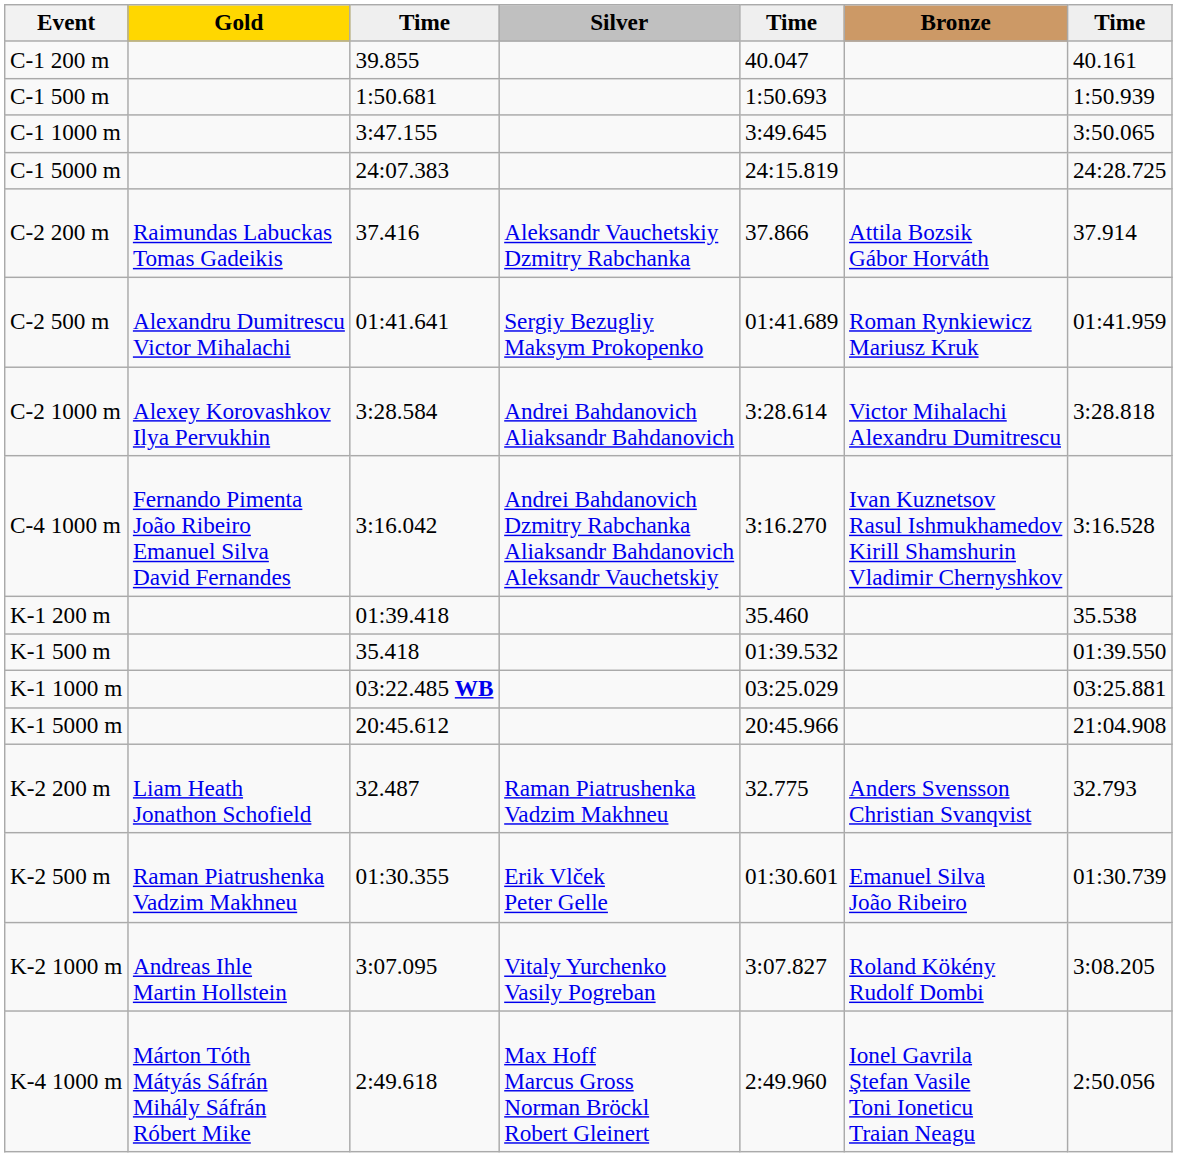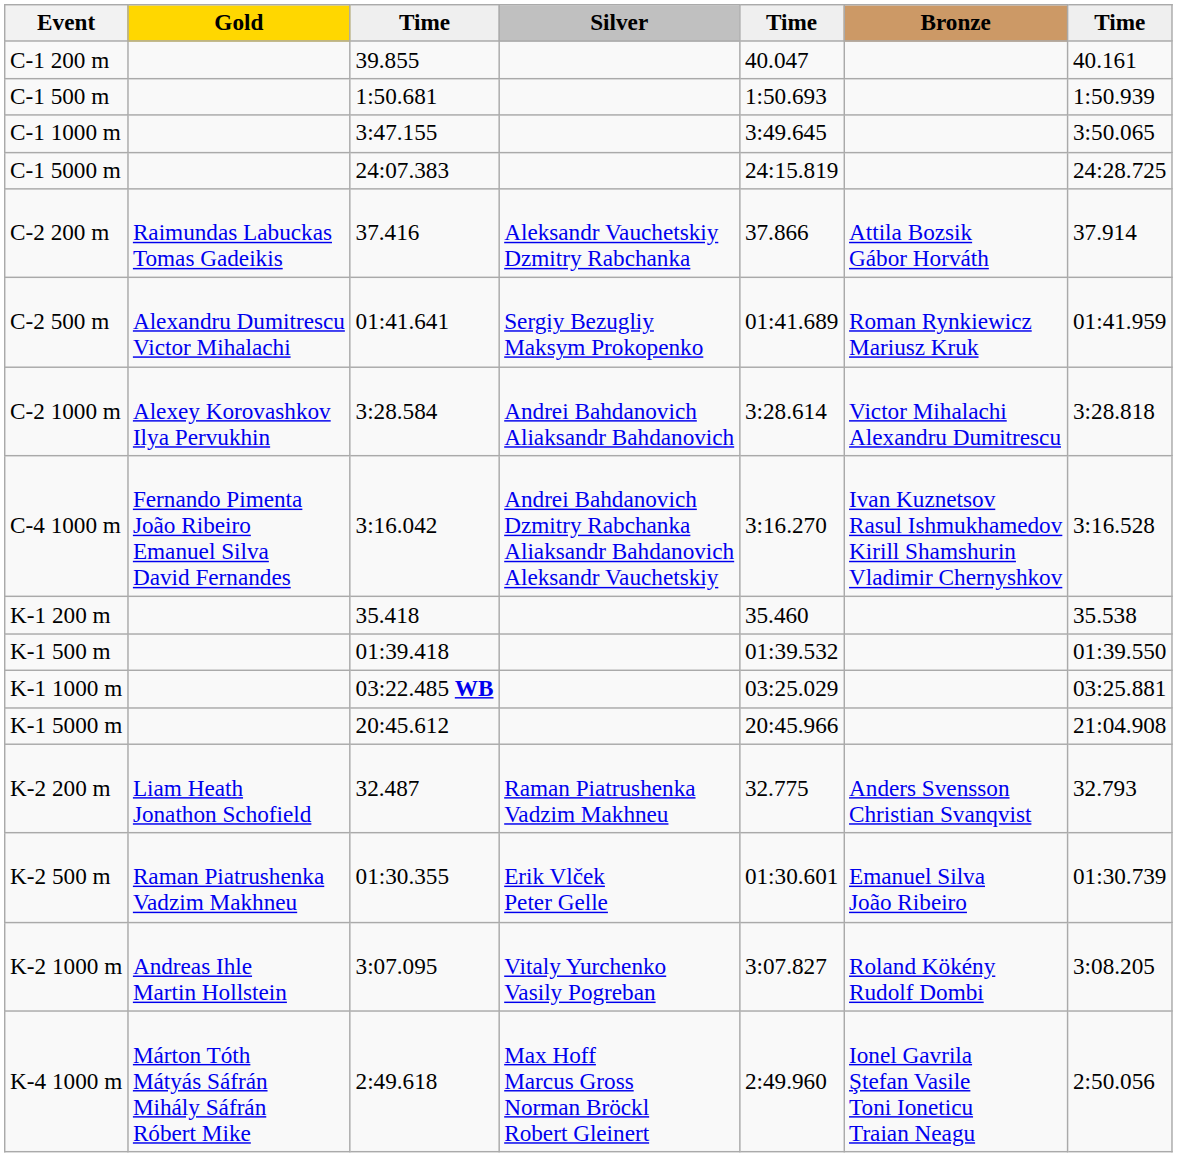(402, 615) 01:39.418 -> (387, 615) 35.418
(387, 651) 35.418 -> (402, 651) 01:39.418
